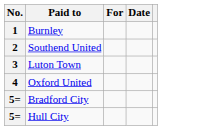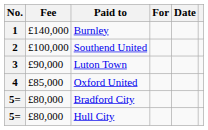+ column: (48, 13)
